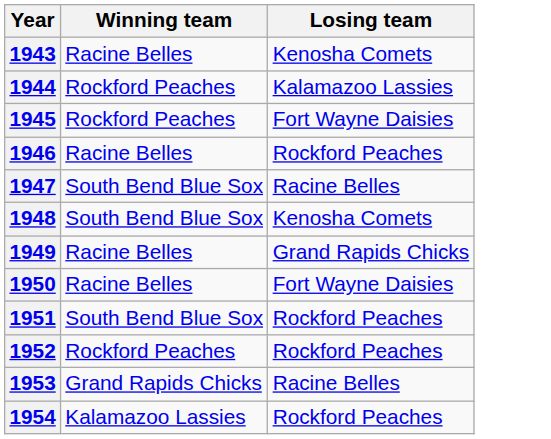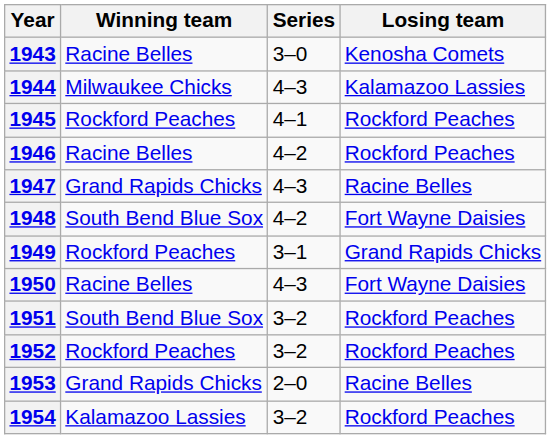+ column: (304, 20)
(150, 86) Rockford Peaches -> (149, 86) Milwaukee Chicks
(363, 119) Fort Wayne Daisies -> (430, 119) Rockford Peaches
(164, 185) South Bend Blue Sox -> (164, 185) Grand Rapids Chicks
(352, 218) Kenosha Comets -> (435, 218) Fort Wayne Daisies
(129, 251) Racine Belles -> (150, 251) Rockford Peaches
